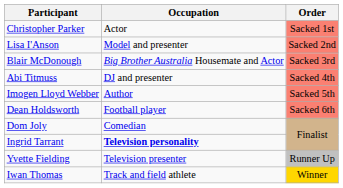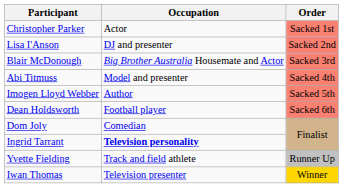(146, 45) Model and presenter -> (138, 45) DJ and presenter
(138, 77) DJ and presenter -> (146, 77) Model and presenter
(145, 158) Television presenter -> (150, 158) Track and field athlete
(150, 175) Track and field athlete -> (145, 175) Television presenter
